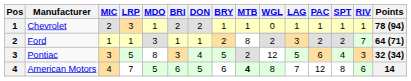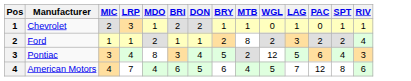- column: (390, 11)
(320, 25) 1 -> (320, 25) 0
(155, 40) 3 -> (155, 40) 2
(363, 40) 7 -> (363, 40) 4
(131, 54) 5 -> (131, 54) 4
(155, 69) 5 -> (155, 69) 4
(247, 69) bold -> (247, 69) normal
(272, 69) 8 -> (272, 69) 5
